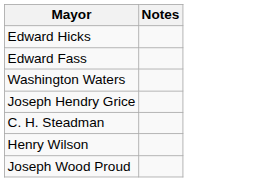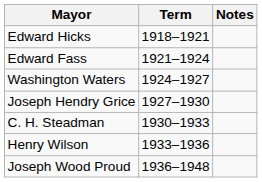+ column: (176, 15)
